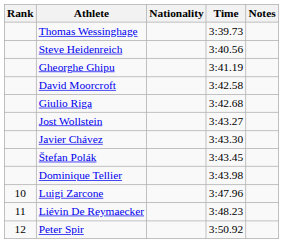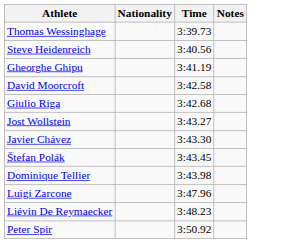- column: (20, 13)
